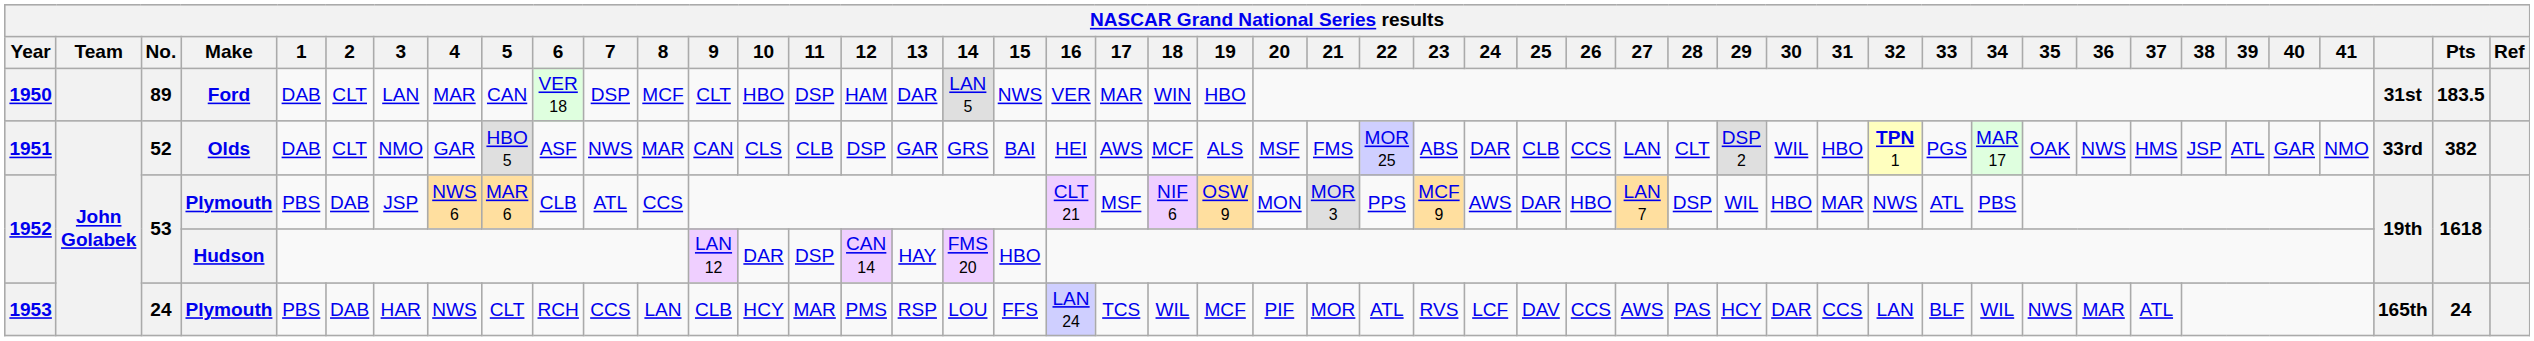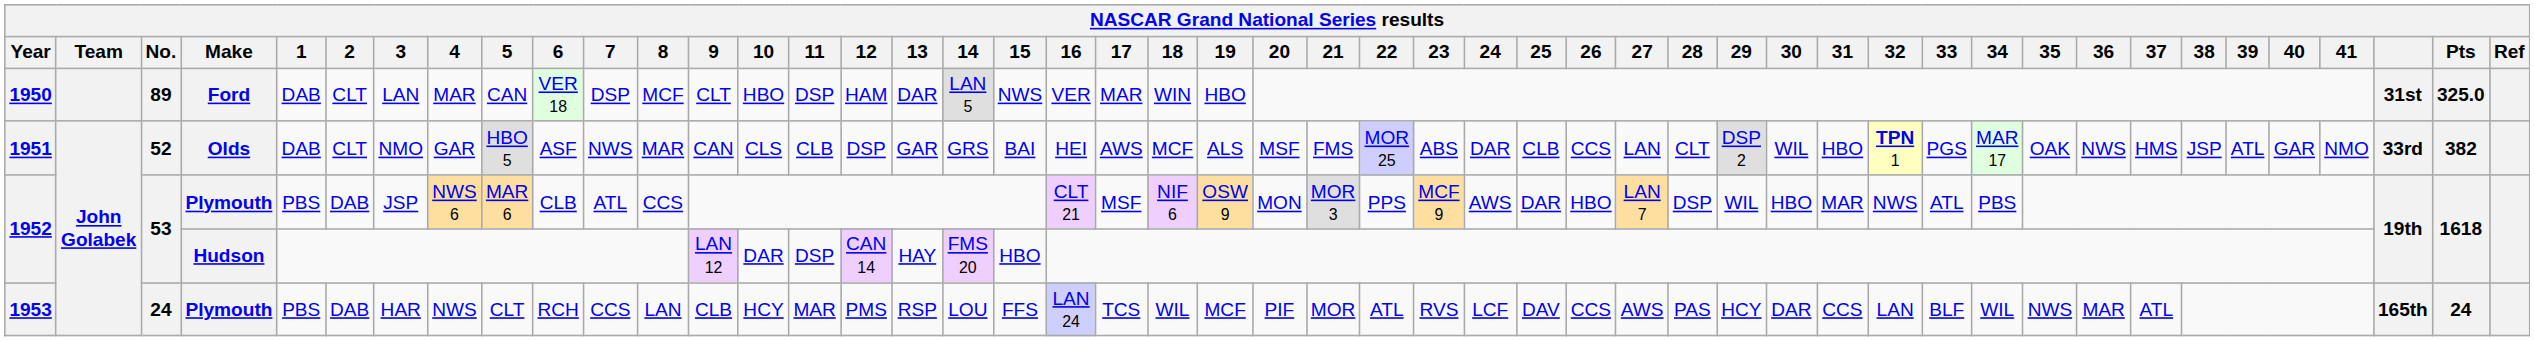(2461, 95) 183.5 -> (2461, 95) 325.0
